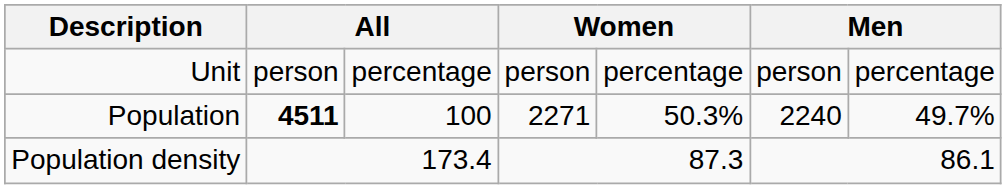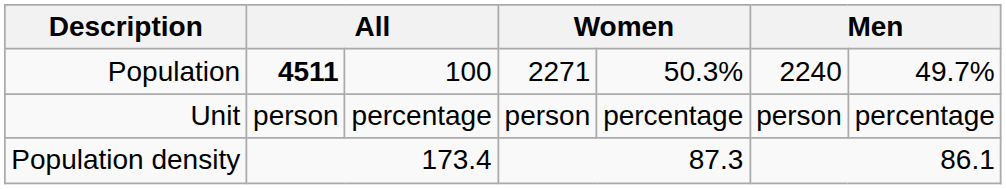rows swapped: (215, 71) <-> (174, 115)
